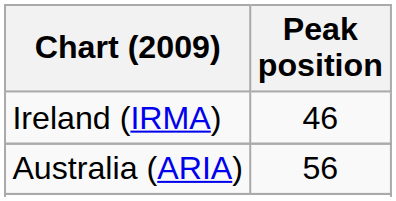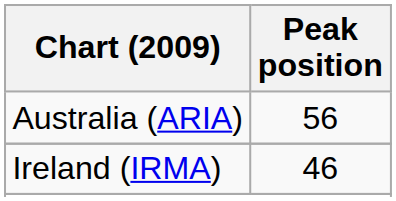rows swapped: (128, 168) <-> (117, 117)
